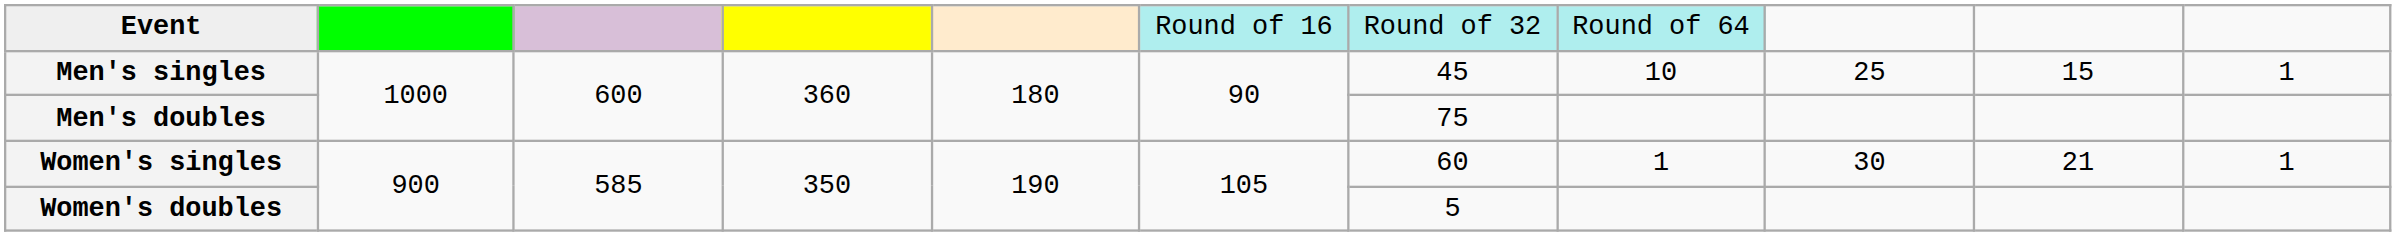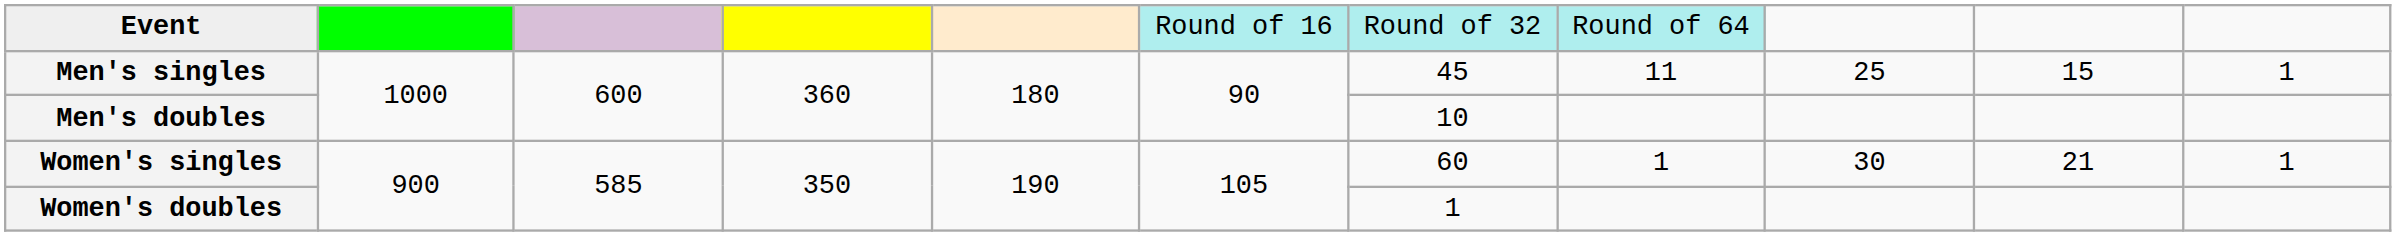(1661, 73) 10 -> (1661, 73) 11
(1452, 118) 75 -> (1452, 118) 10
(1452, 208) 5 -> (1452, 208) 1
